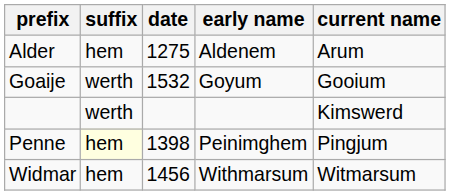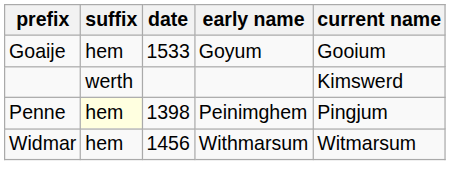- row: (32, 50)
(109, 81) werth -> (104, 50) hem
(168, 81) 1532 -> (168, 50) 1533
